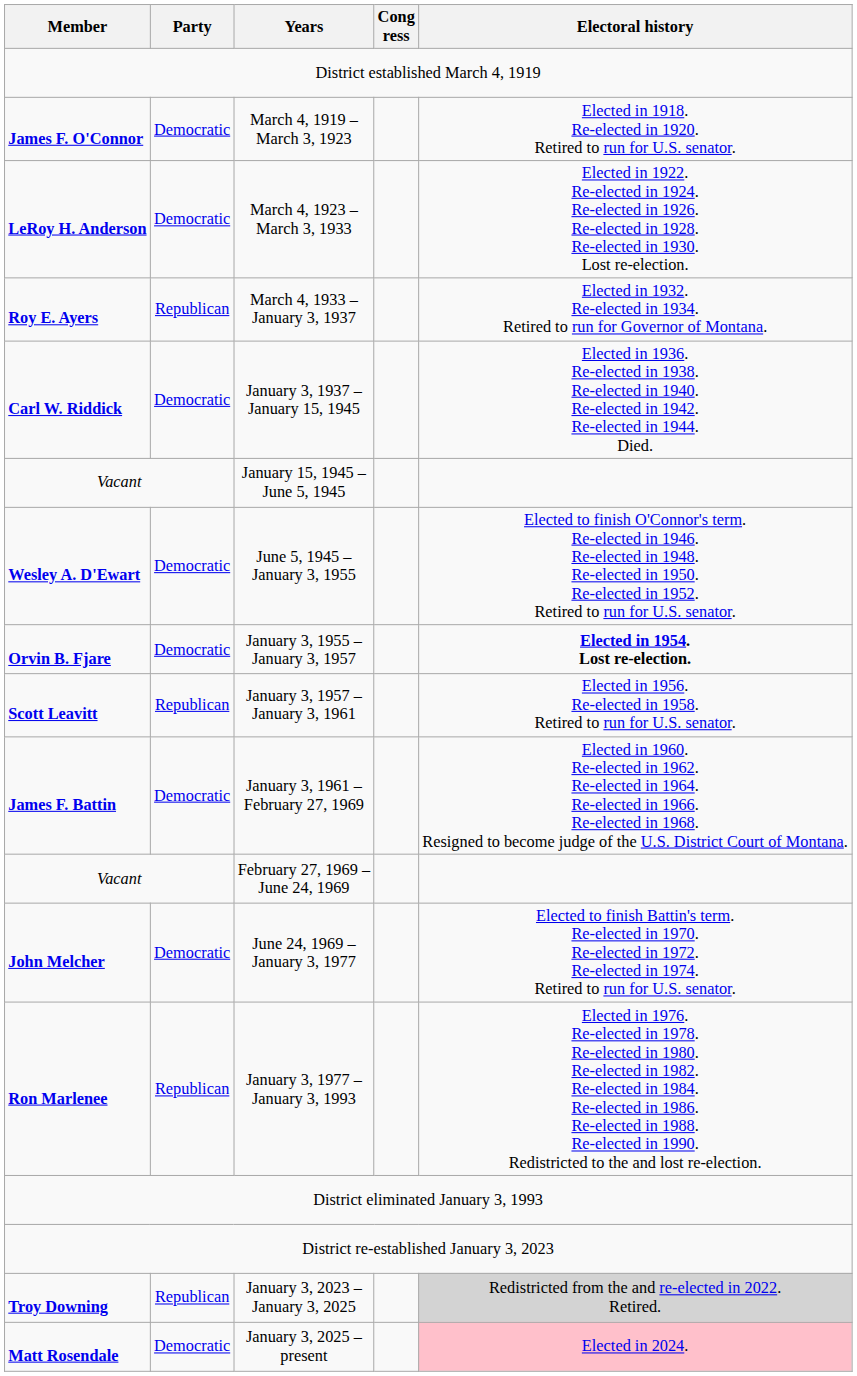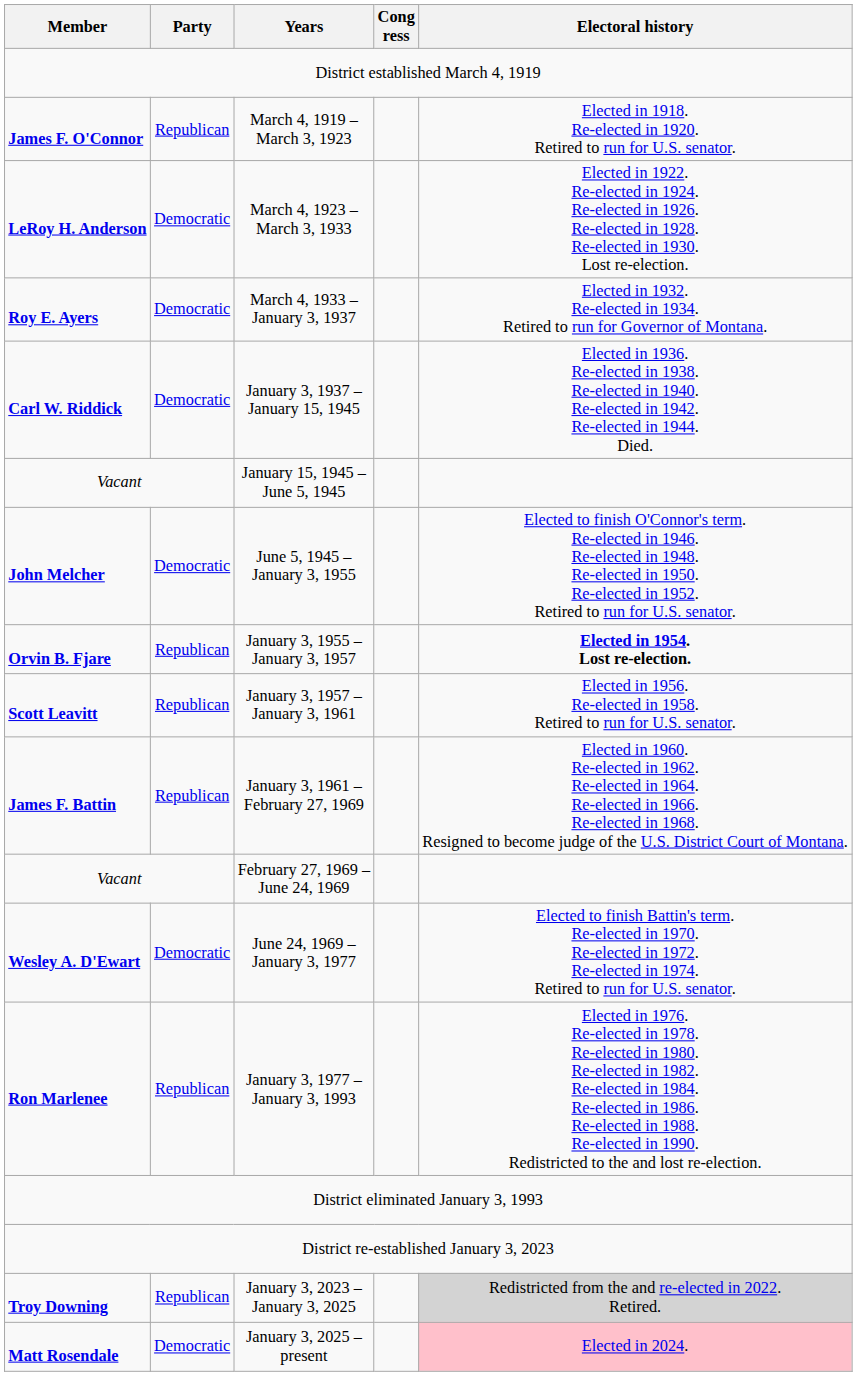(192, 129) Democratic -> (192, 129) Republican
(192, 309) Republican -> (192, 309) Democratic
(74, 575) Wesley A. D'Ewart -> (57, 575) John Melcher
(192, 649) Democratic -> (192, 649) Republican
(192, 795) Democratic -> (192, 795) Republican
(57, 961) John Melcher -> (74, 961) Wesley A. D'Ewart
